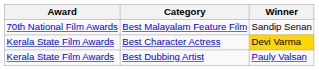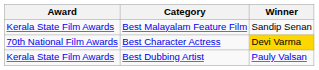(62, 27) 70th National Film Awards -> (60, 27) Kerala State Film Awards
(60, 42) Kerala State Film Awards -> (62, 42) 70th National Film Awards
